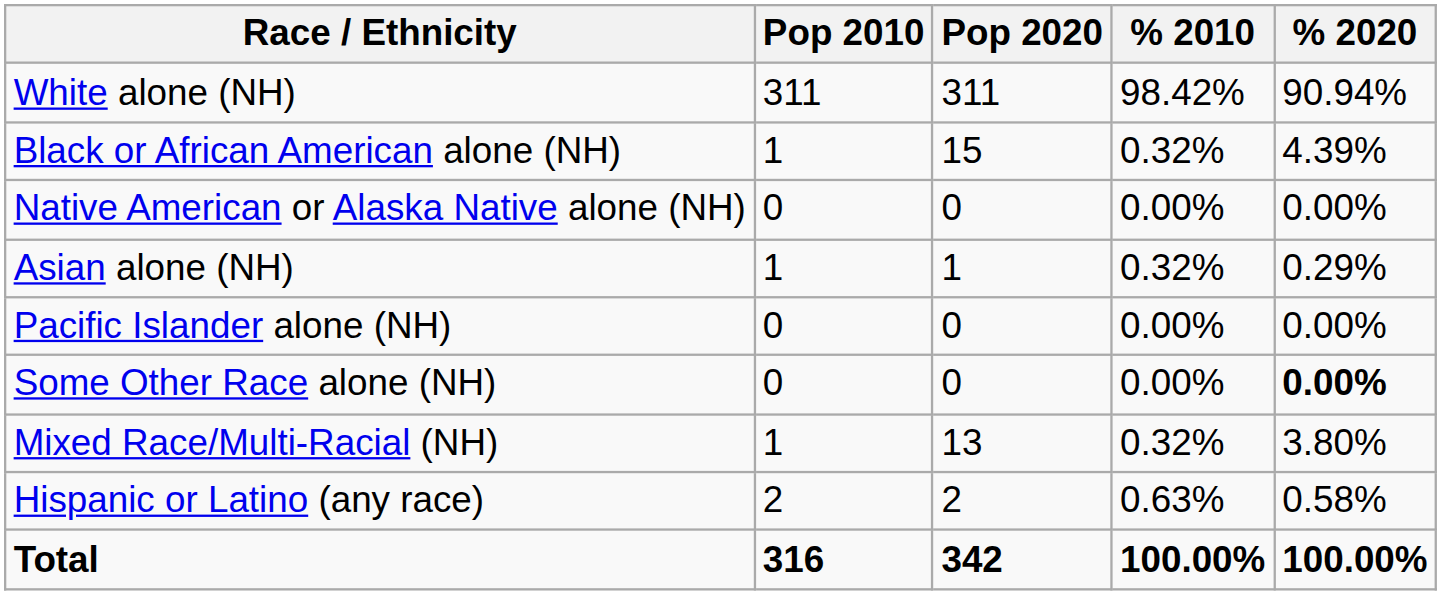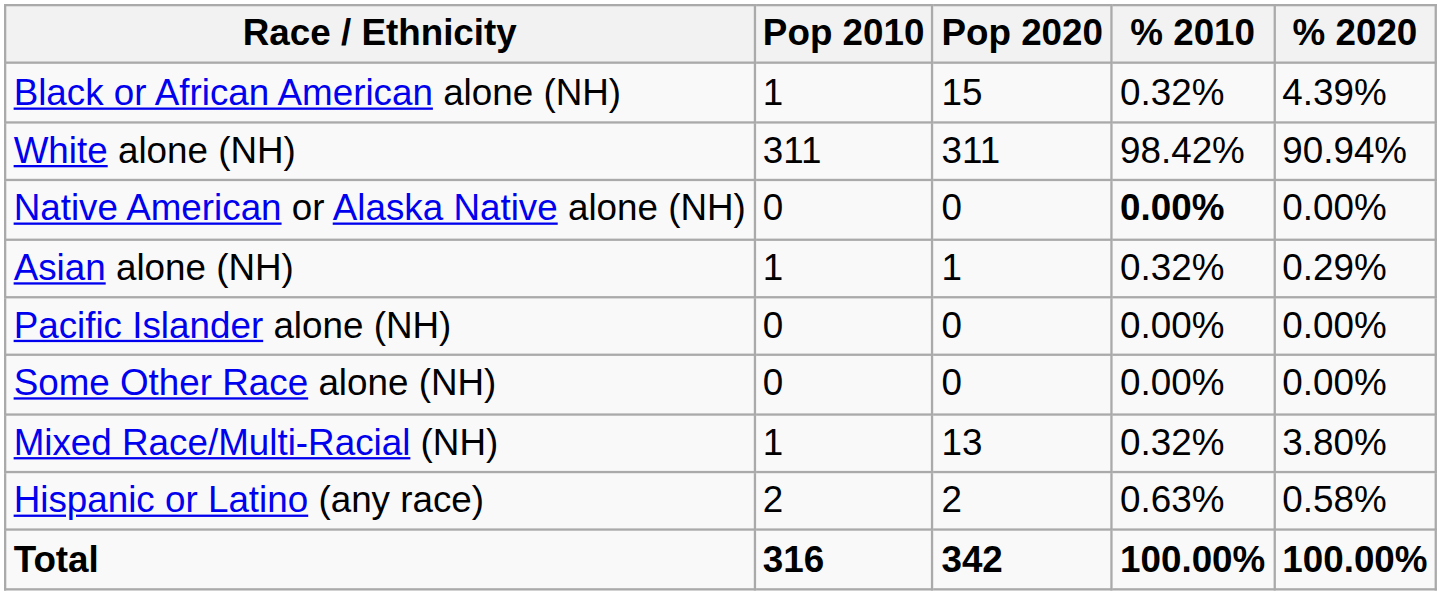rows swapped: (155, 92) <-> (317, 150)
(1172, 208) normal -> (1172, 208) bold
(1334, 383) bold -> (1334, 383) normal
